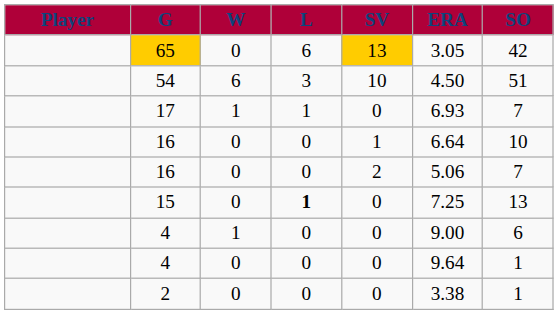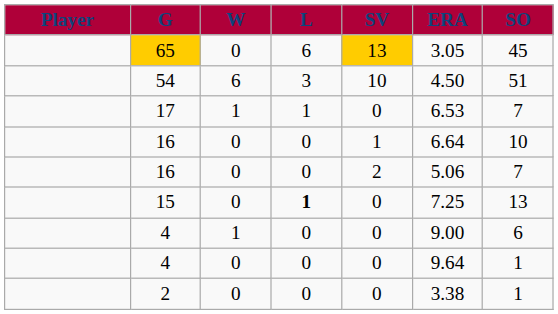(518, 50) 42 -> (518, 50) 45
(447, 111) 6.93 -> (447, 111) 6.53
